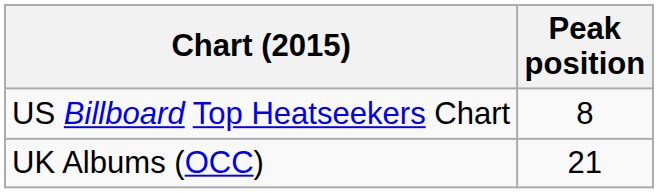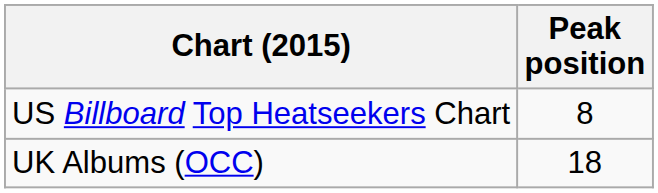(585, 162) 21 -> (585, 162) 18
